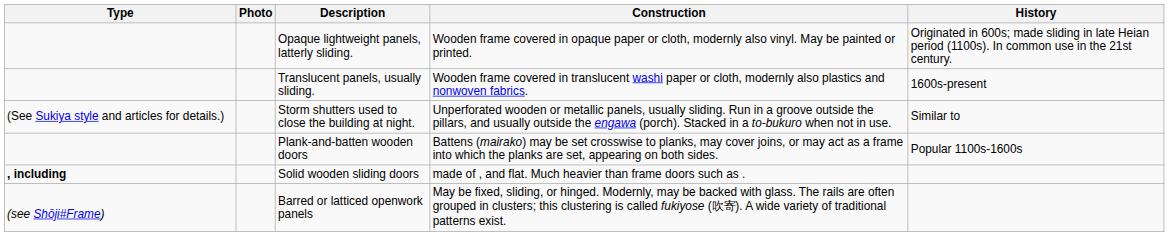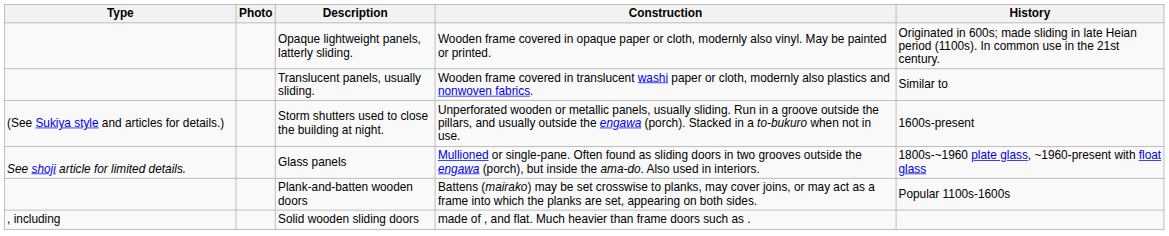(949, 84) 1600s-present -> (923, 84) Similar to
(935, 116) Similar to -> (936, 123) 1600s-present
+ row: (312, 162)
(37, 174) bold -> (34, 219) normal
- row: (350, 207)
